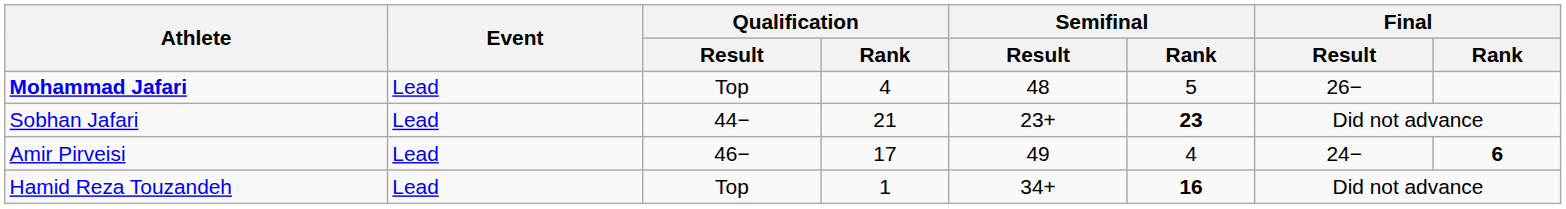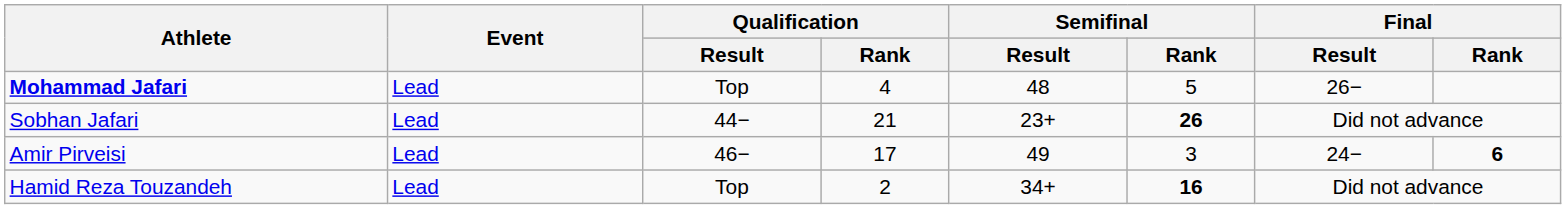(1191, 121) 23 -> (1191, 121) 26
(1191, 154) 4 -> (1191, 154) 3
(885, 187) 1 -> (885, 187) 2
